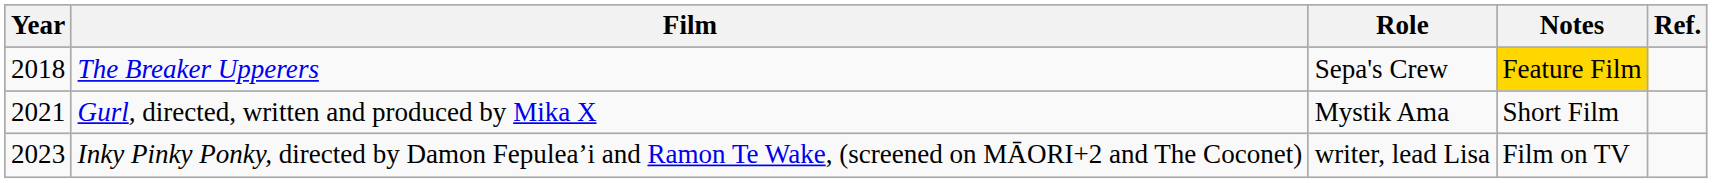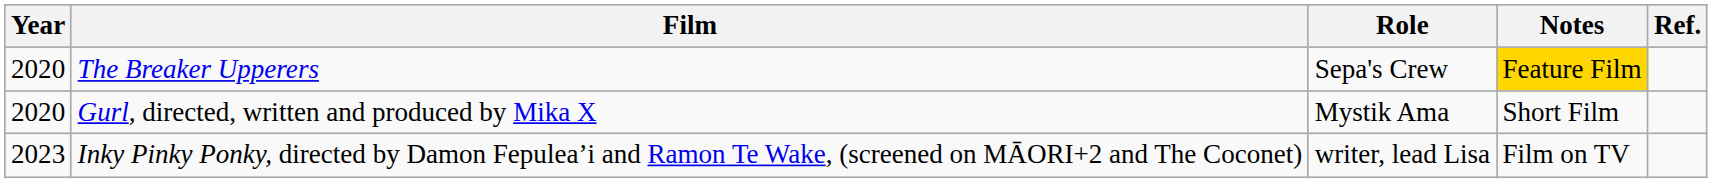(38, 68) 2018 -> (38, 68) 2020
(38, 111) 2021 -> (38, 111) 2020
